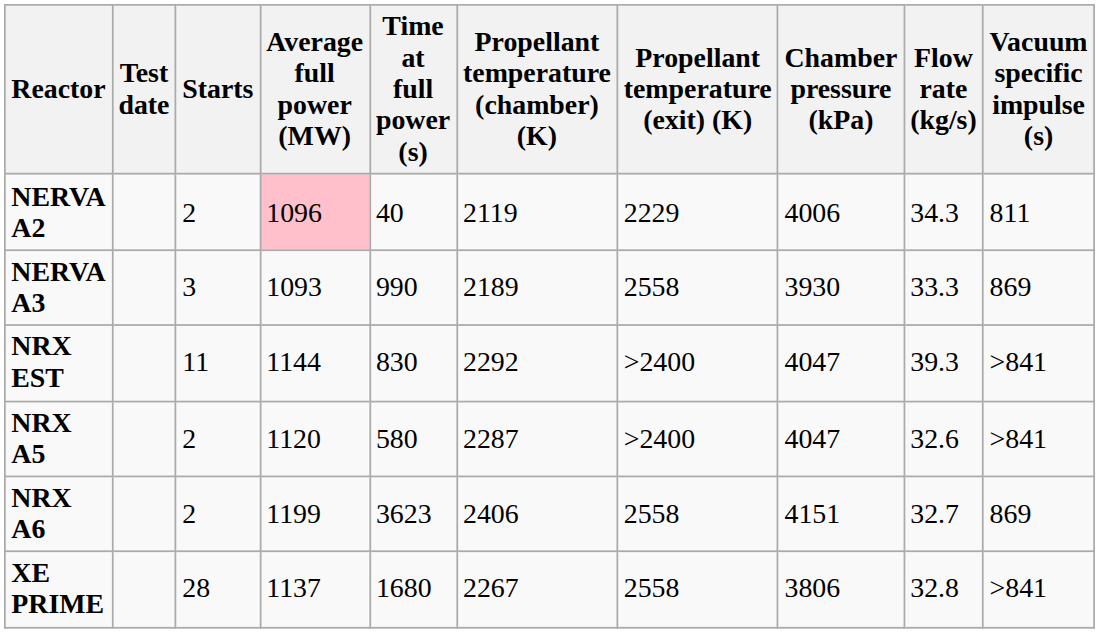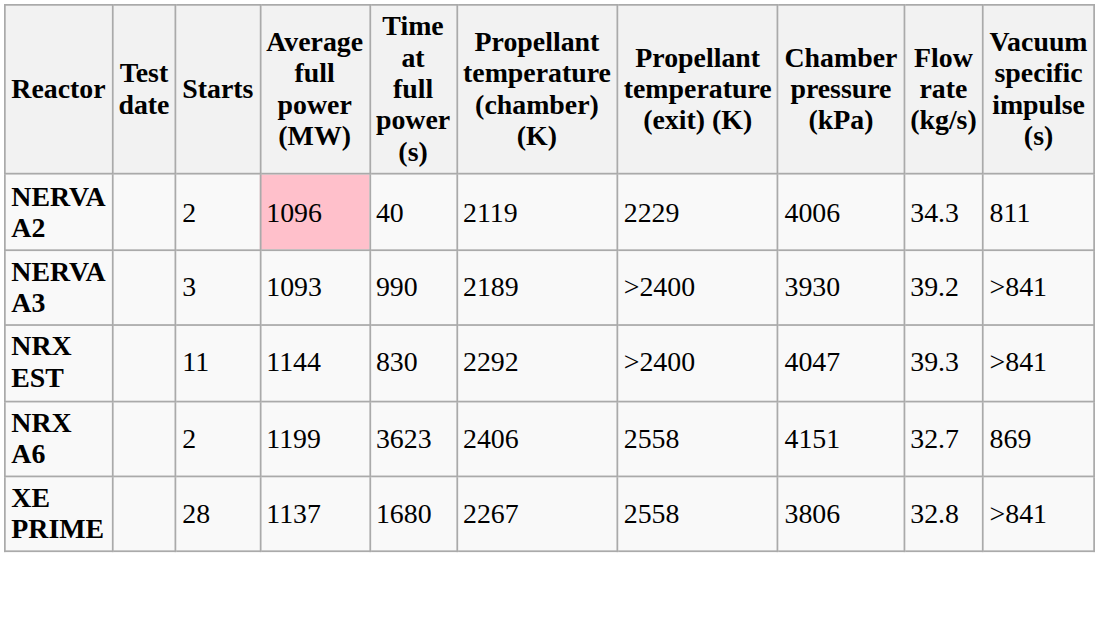(652, 287) 2558 -> (659, 287) >2400
(935, 287) 33.3 -> (935, 287) 39.2
(1010, 287) 869 -> (1018, 287) >841
- row: (41, 438)
